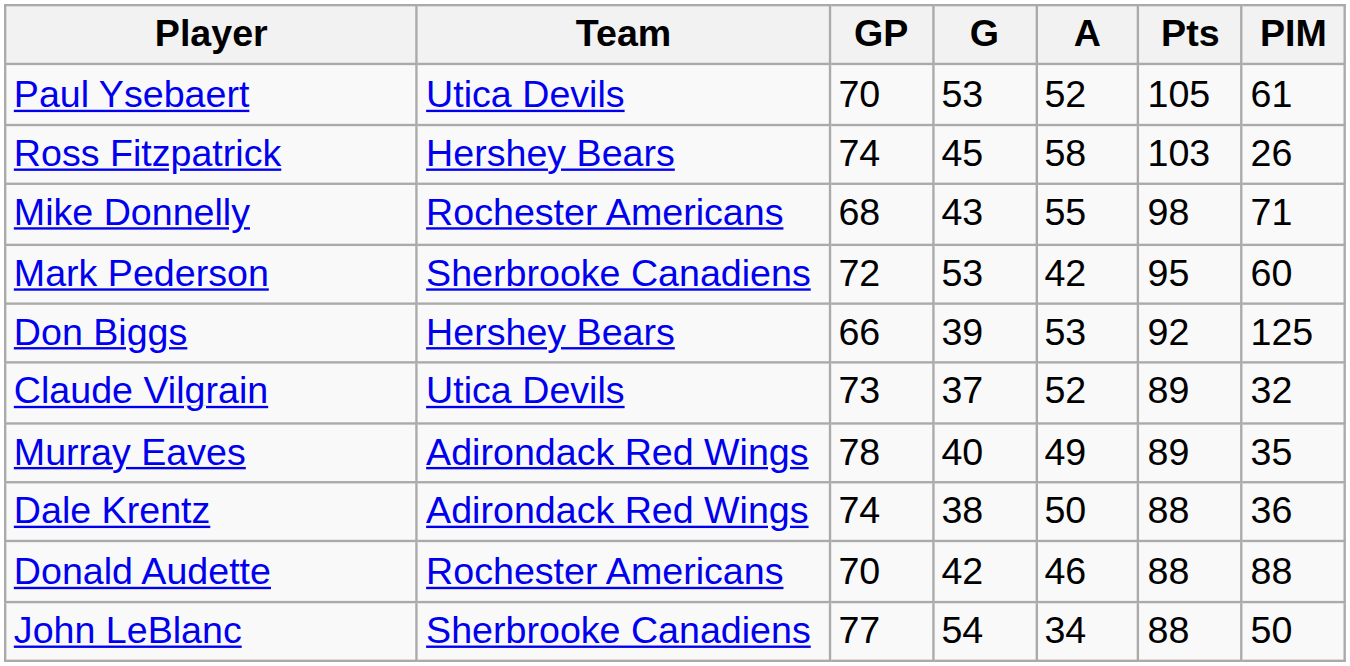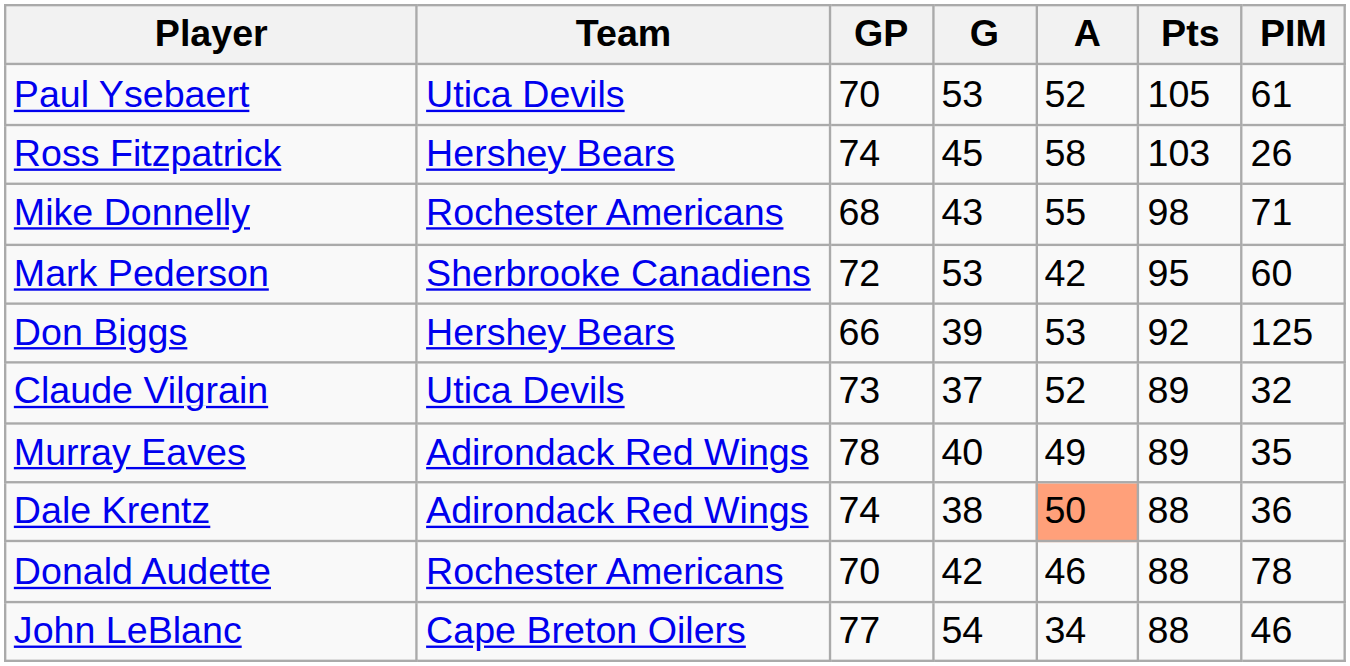(1065, 511) no background -> (1065, 511) lightsalmon background
(1271, 570) 88 -> (1271, 570) 78
(618, 630) Sherbrooke Canadiens -> (586, 630) Cape Breton Oilers
(1271, 630) 50 -> (1271, 630) 46
